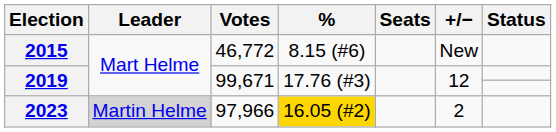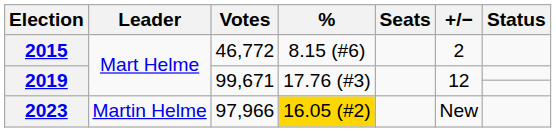(459, 50) New -> (459, 50) 2
(150, 111) lightgrey background -> (150, 111) no background
(459, 111) 2 -> (459, 111) New
